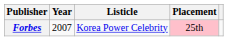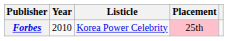(62, 28) 2007 -> (62, 28) 2010
